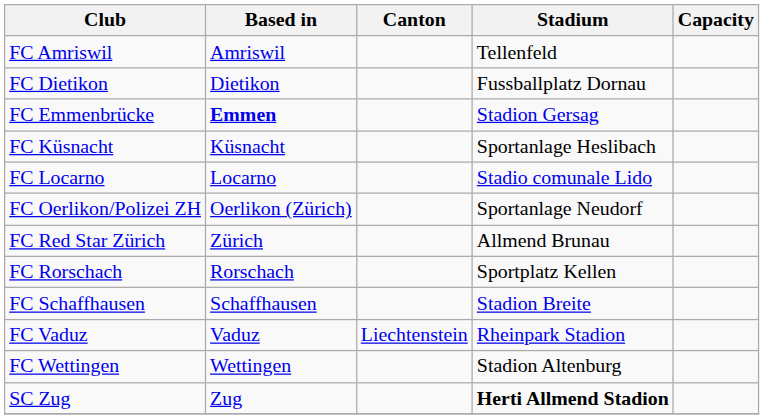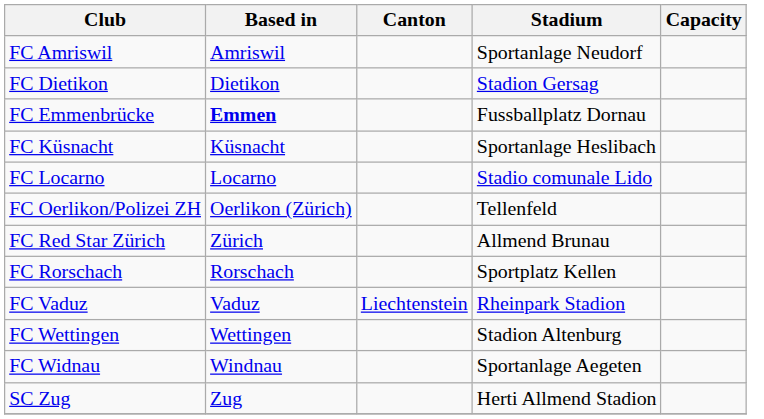(517, 51) Tellenfeld -> (560, 51) Sportanlage Neudorf
(561, 83) Fussballplatz Dornau -> (538, 83) Stadion Gersag
(538, 114) Stadion Gersag -> (561, 114) Fussballplatz Dornau
(560, 209) Sportanlage Neudorf -> (517, 209) Tellenfeld
- row: (77, 303)
+ row: (55, 366)
(573, 397) bold -> (567, 397) normal
